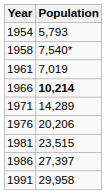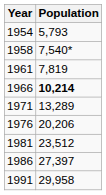(53, 69) 7,019 -> (53, 69) 7,819
(56, 106) 14,289 -> (56, 106) 13,289
(56, 143) 23,515 -> (56, 143) 23,512
